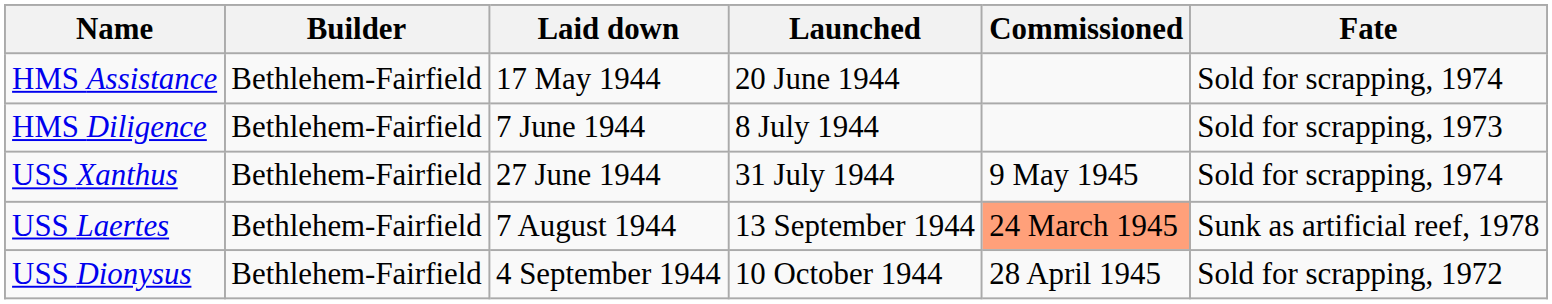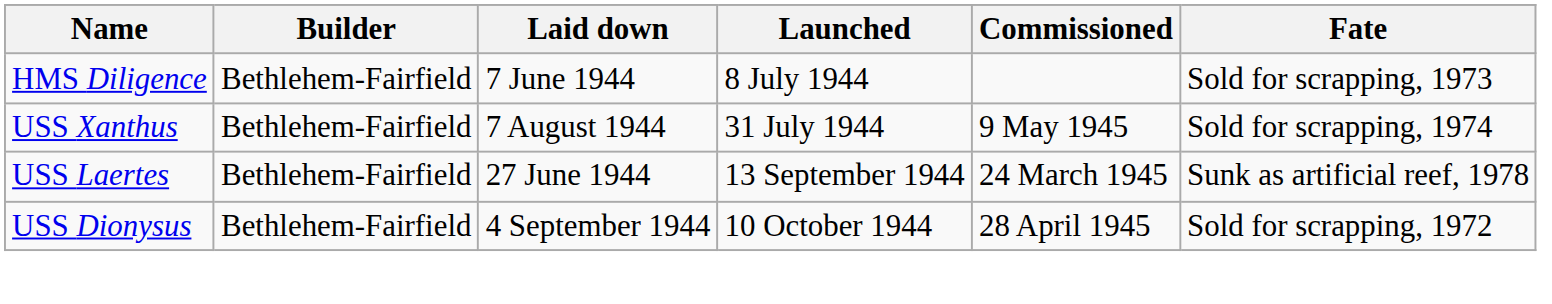- row: (115, 77)
(578, 175) 27 June 1944 -> (576, 126) 7 August 1944
(586, 224) 7 August 1944 -> (568, 175) 27 June 1944
(1084, 224) lightsalmon background -> (1073, 175) no background
